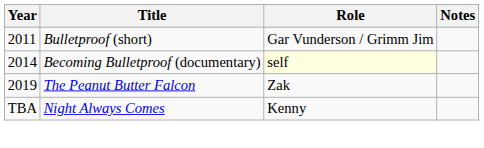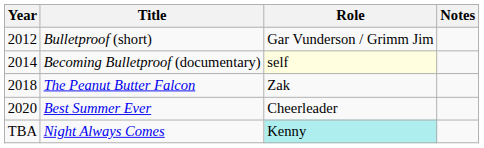(22, 39) 2011 -> (22, 39) 2012
(22, 85) 2019 -> (22, 85) 2018
+ row: (97, 108)
(287, 108) no background -> (287, 131) paleturquoise background
